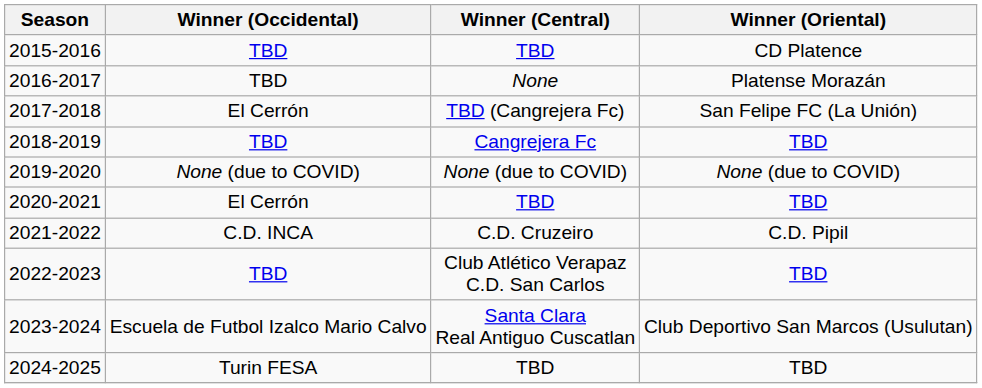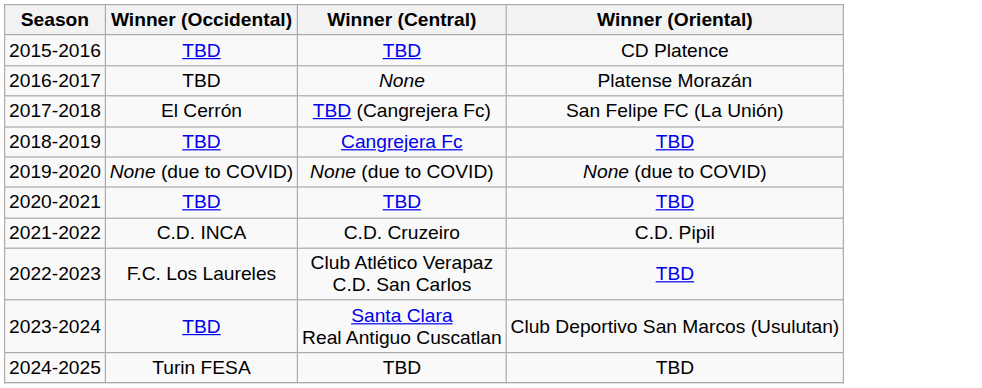(268, 202) El Cerrón -> (201, 202) TBD
(268, 274) TBD -> (201, 274) F.C. Los Laureles
(268, 326) Escuela de Futbol Izalco Mario Calvo -> (201, 326) TBD
